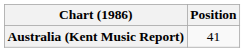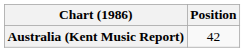(213, 36) 41 -> (213, 36) 42
